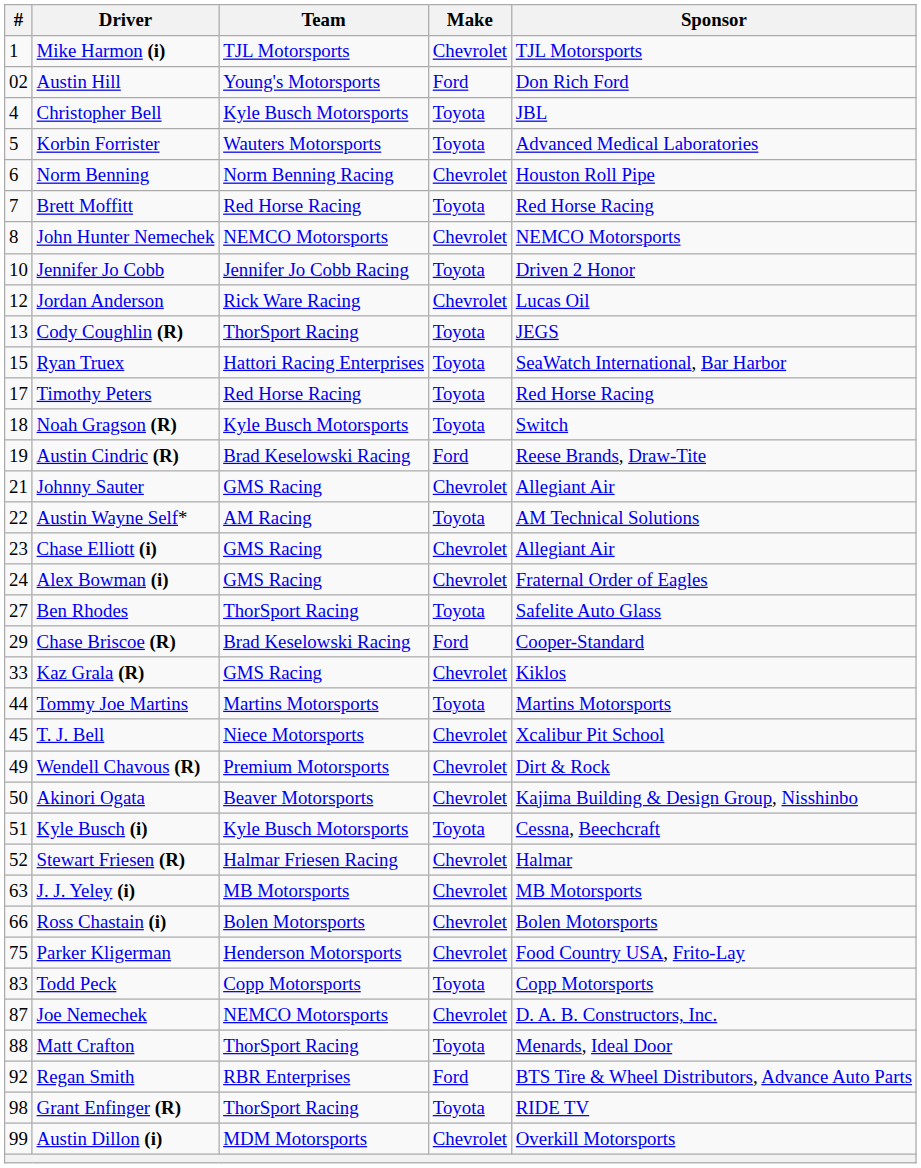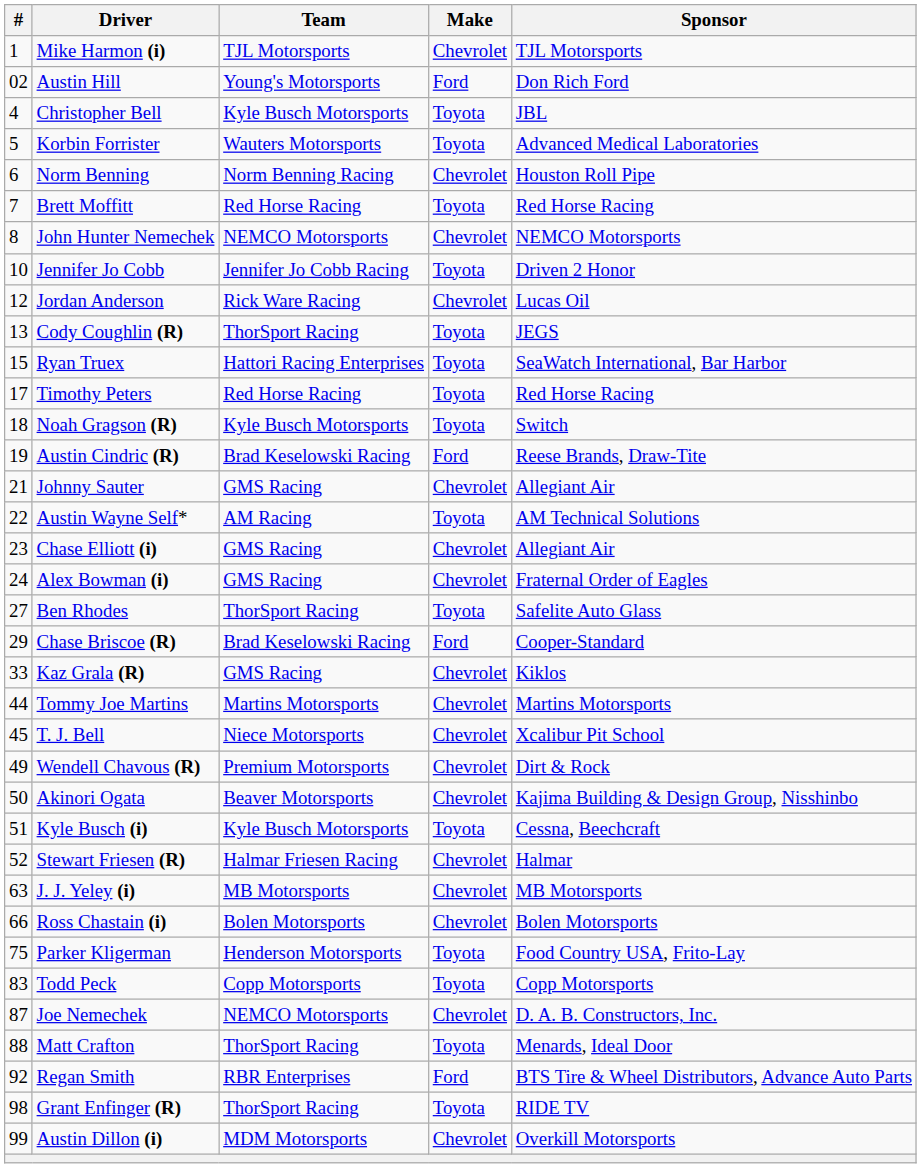(459, 703) Toyota -> (470, 703) Chevrolet
(470, 952) Chevrolet -> (459, 952) Toyota
